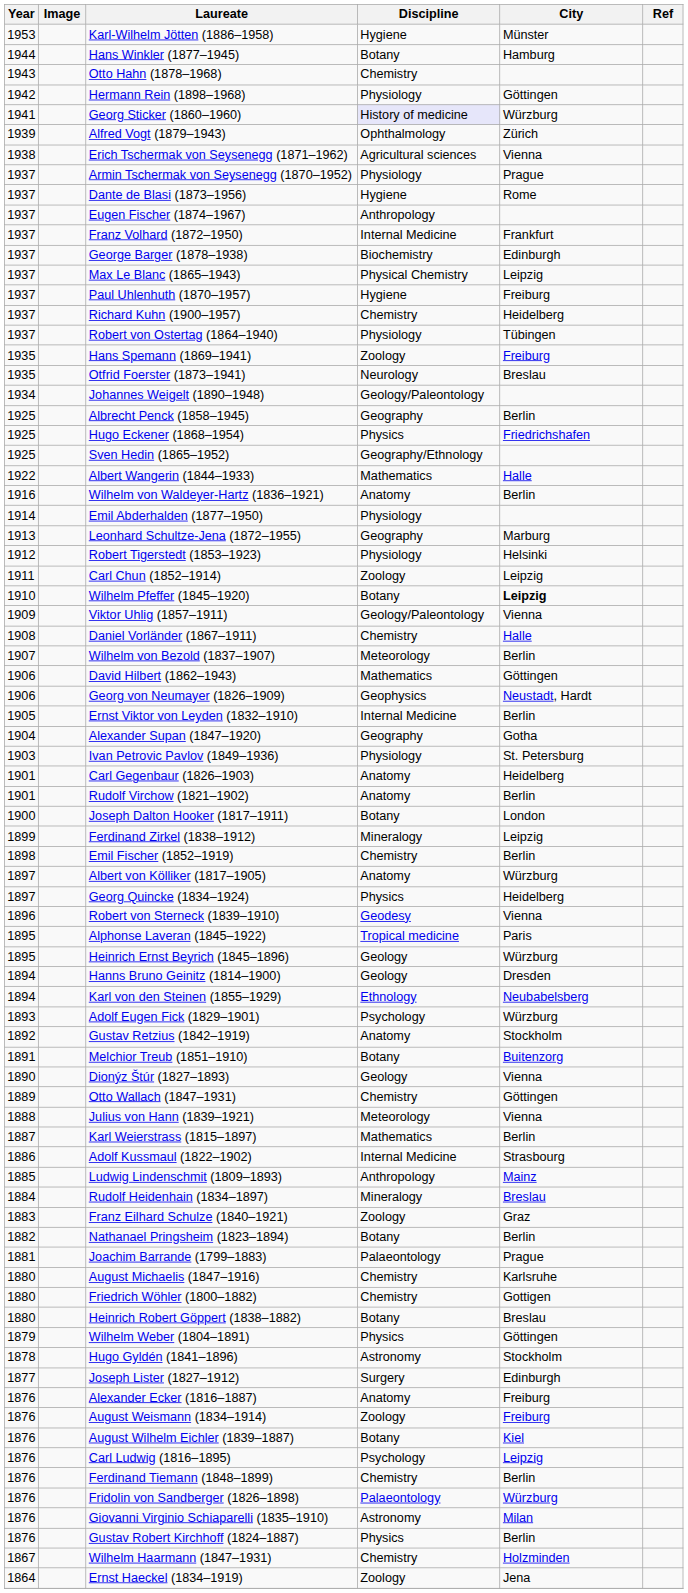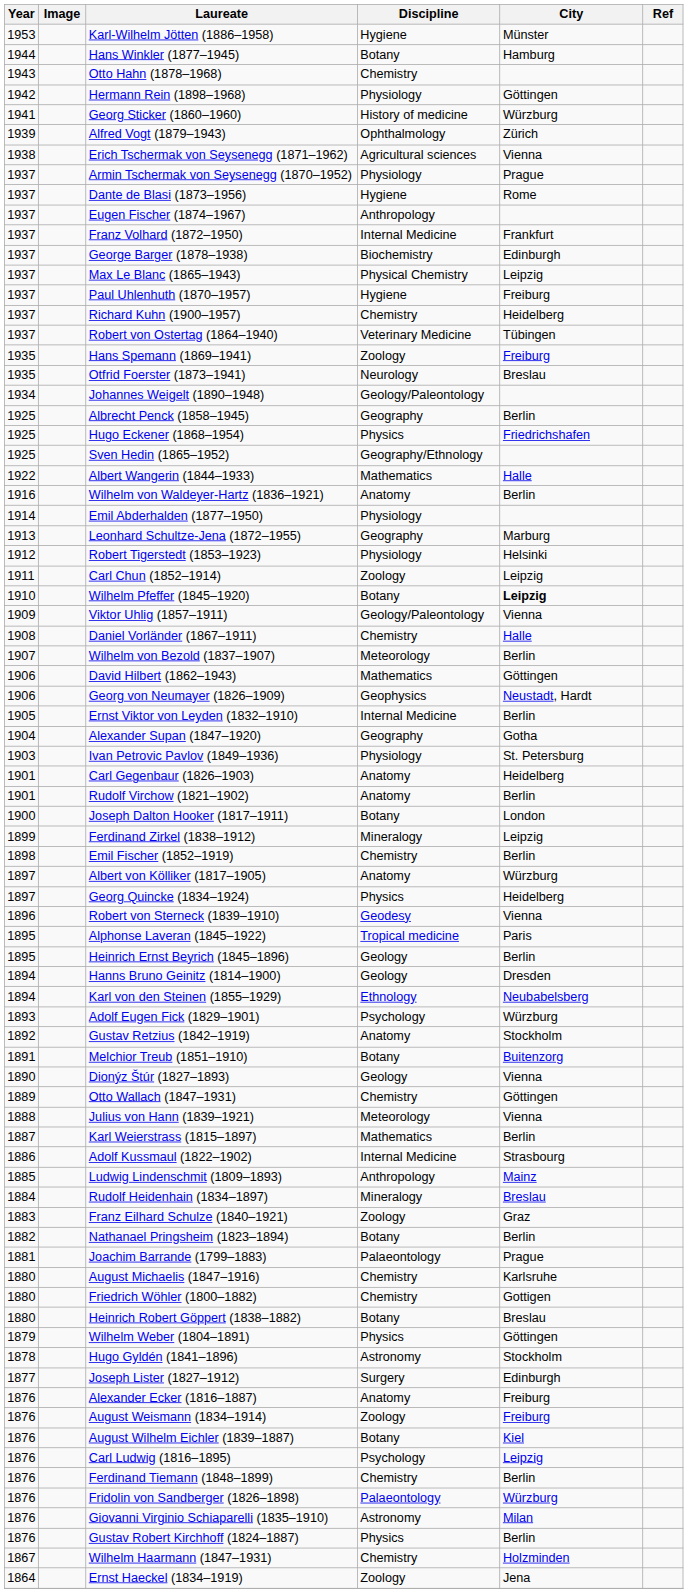(414, 114) lavender background -> (414, 114) no background
(391, 335) Physiology -> (416, 335) Veterinary Medicine
(530, 956) Würzburg -> (519, 956) Berlin
